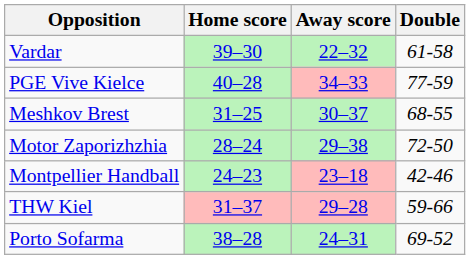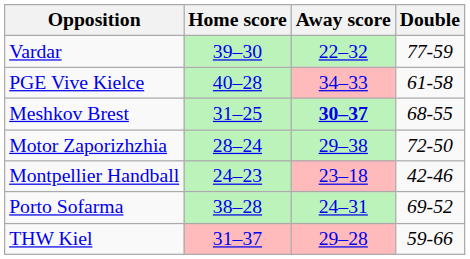(430, 51) 61-58 -> (430, 51) 77-59
(430, 82) 77-59 -> (430, 82) 61-58
(343, 113) normal -> (343, 113) bold
rows swapped: (66, 238) <-> (51, 207)
